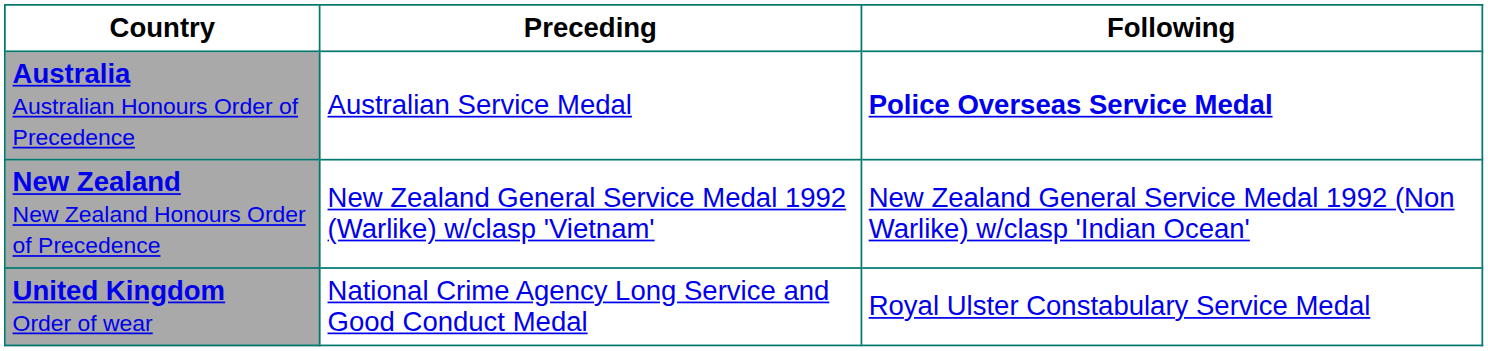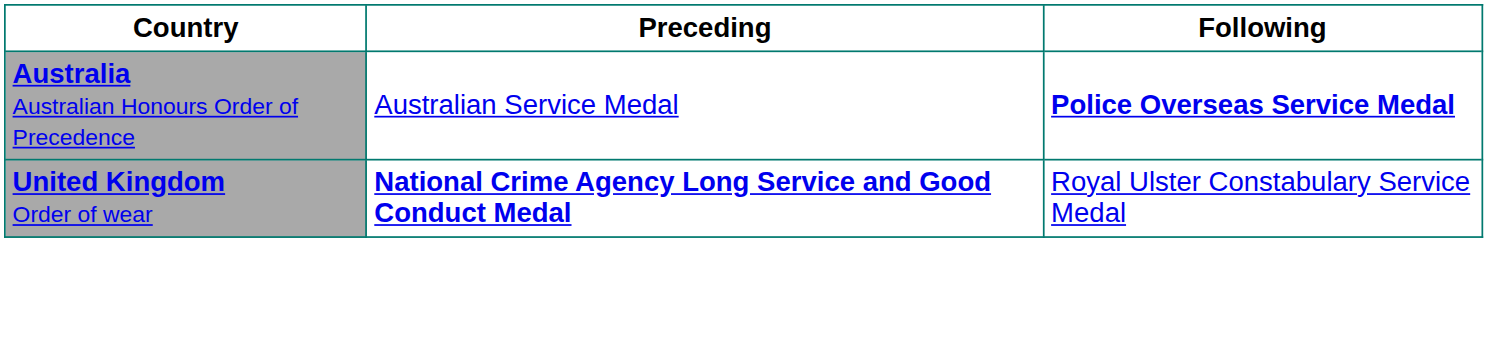- row: (159, 213)
(578, 306) normal -> (683, 198) bold
